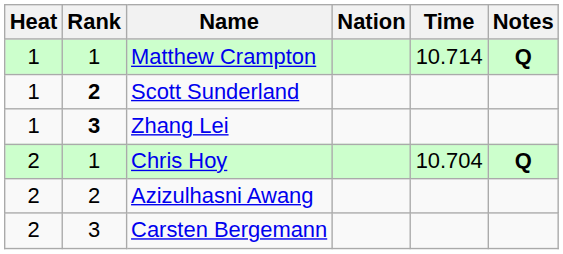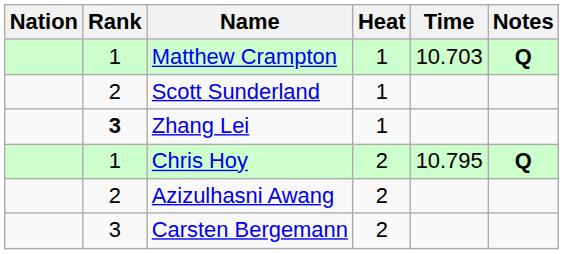columns swapped: (33, 21) <-> (371, 21)
(449, 56) 10.714 -> (449, 56) 10.703
(94, 91) bold -> (115, 91) normal
(449, 160) 10.704 -> (449, 160) 10.795
